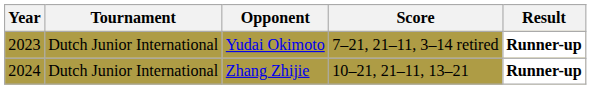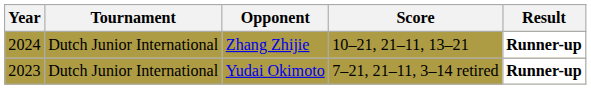rows swapped: (275, 44) <-> (268, 71)
